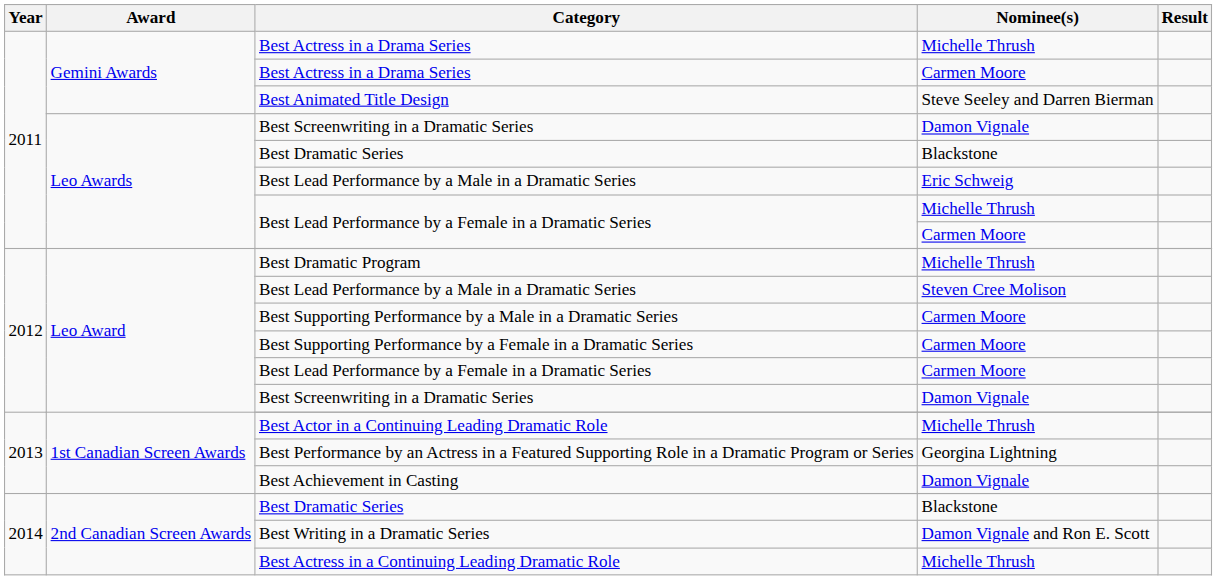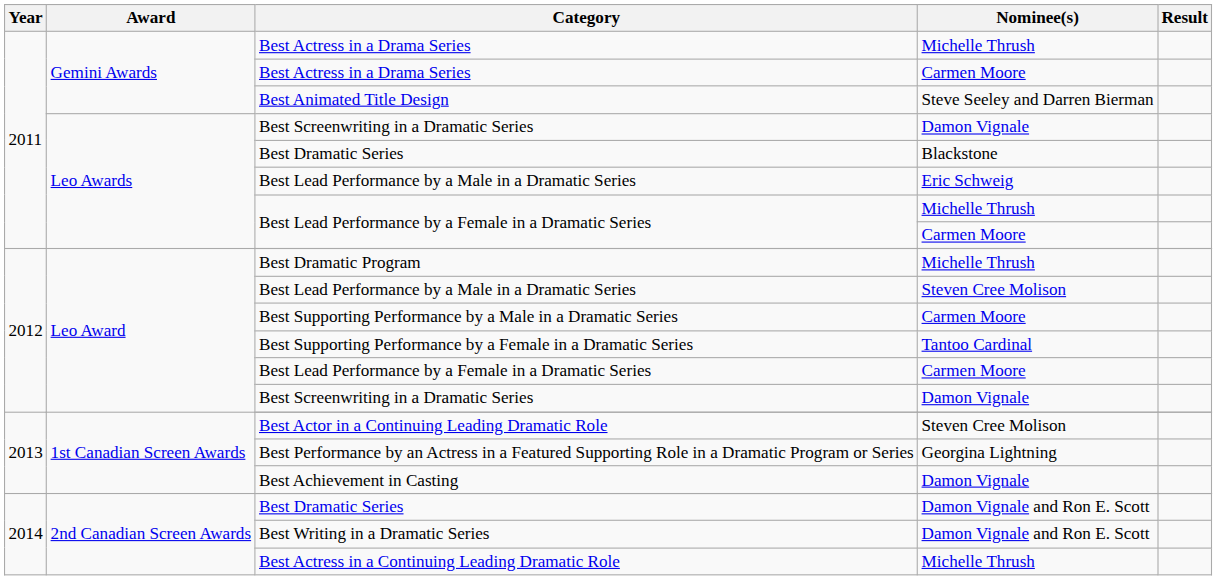(974, 343) Carmen Moore -> (977, 343) Tantoo Cardinal
(978, 425) Michelle Thrush -> (994, 425) Steven Cree Molison
(960, 506) Blackstone -> (1035, 506) Damon Vignale and Ron E. Scott
